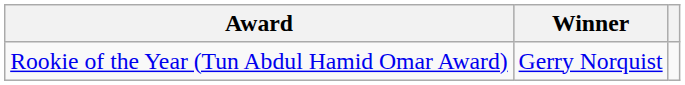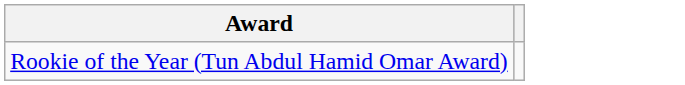- column: (591, 23)
